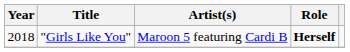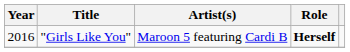(21, 36) 2018 -> (21, 36) 2016
